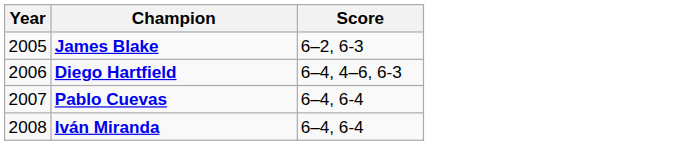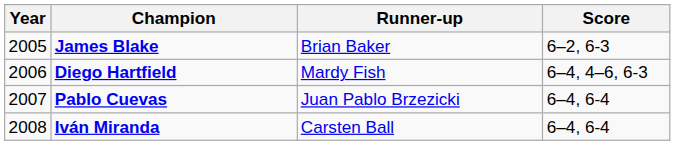+ column: (420, 19)
